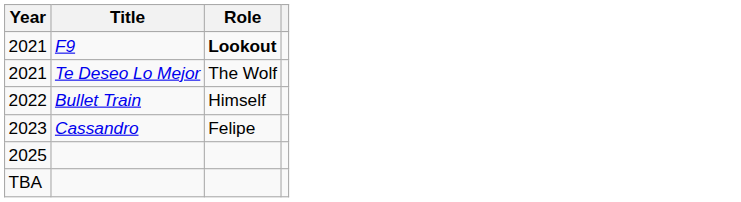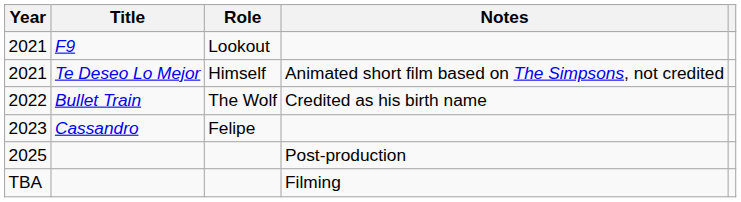+ column: (505, 18)
(242, 45) bold -> (239, 45) normal
(243, 73) The Wolf -> (237, 73) Himself
(237, 100) Himself -> (243, 100) The Wolf
